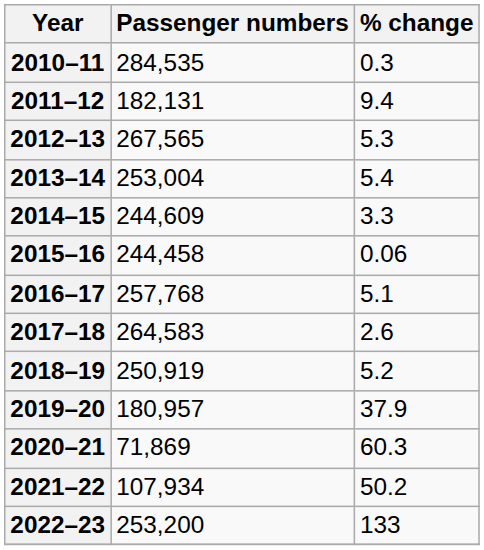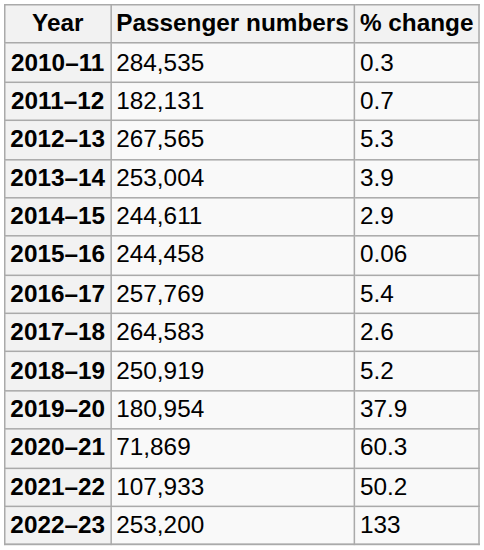(377, 100) 9.4 -> (377, 100) 0.7
(377, 178) 5.4 -> (377, 178) 3.9
(160, 216) 244,609 -> (159, 216) 244,611
(377, 216) 3.3 -> (377, 216) 2.9
(160, 293) 257,768 -> (160, 293) 257,769
(377, 293) 5.1 -> (377, 293) 5.4
(160, 409) 180,957 -> (160, 409) 180,954
(160, 486) 107,934 -> (160, 486) 107,933
